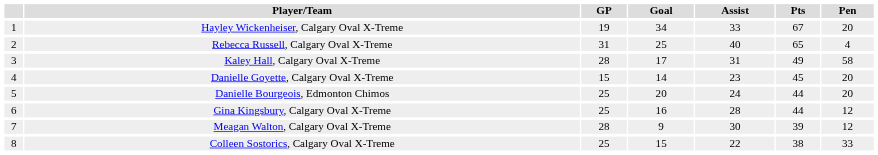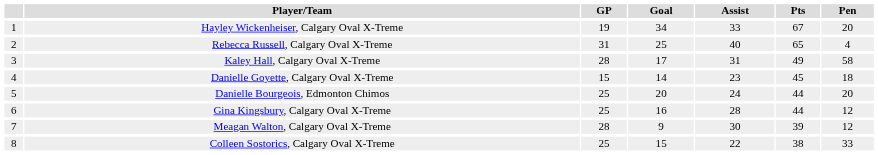(848, 77) 20 -> (848, 77) 18
